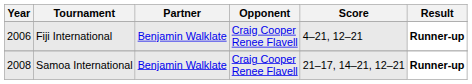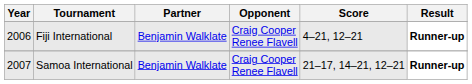(19, 65) 2008 -> (19, 65) 2007
